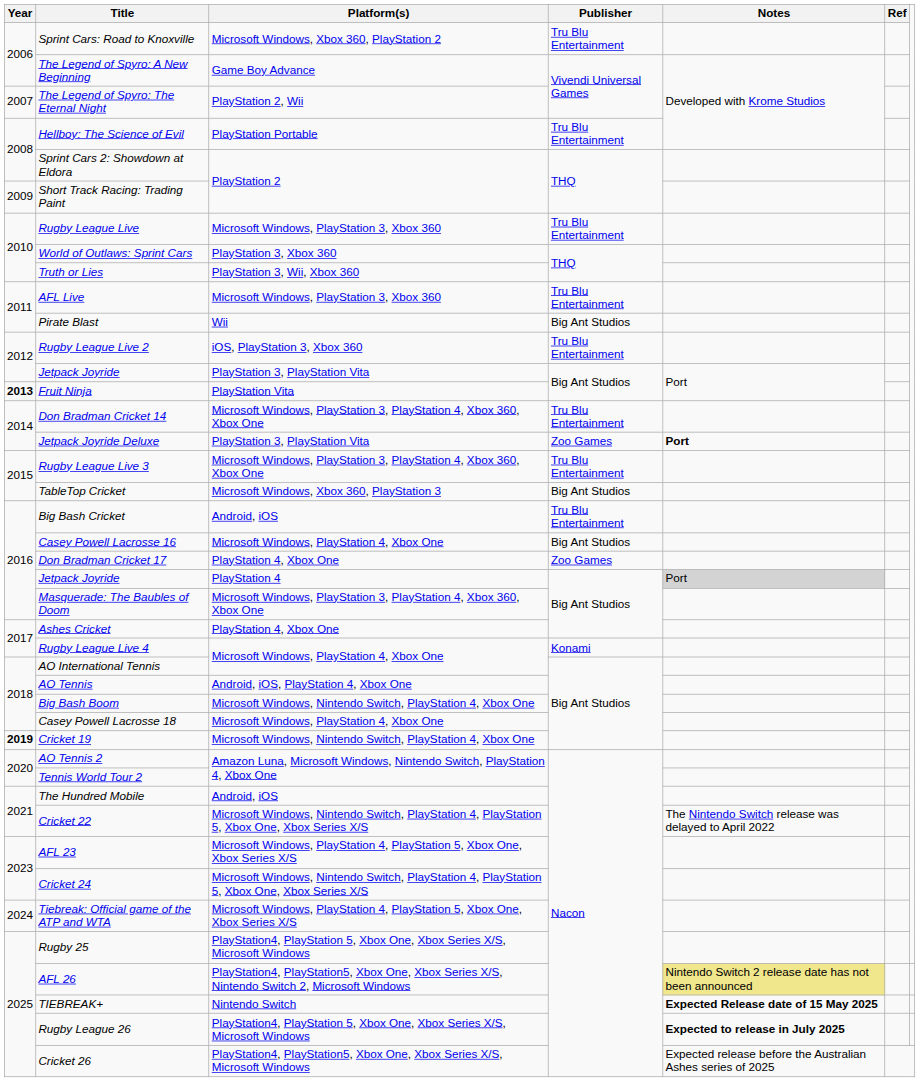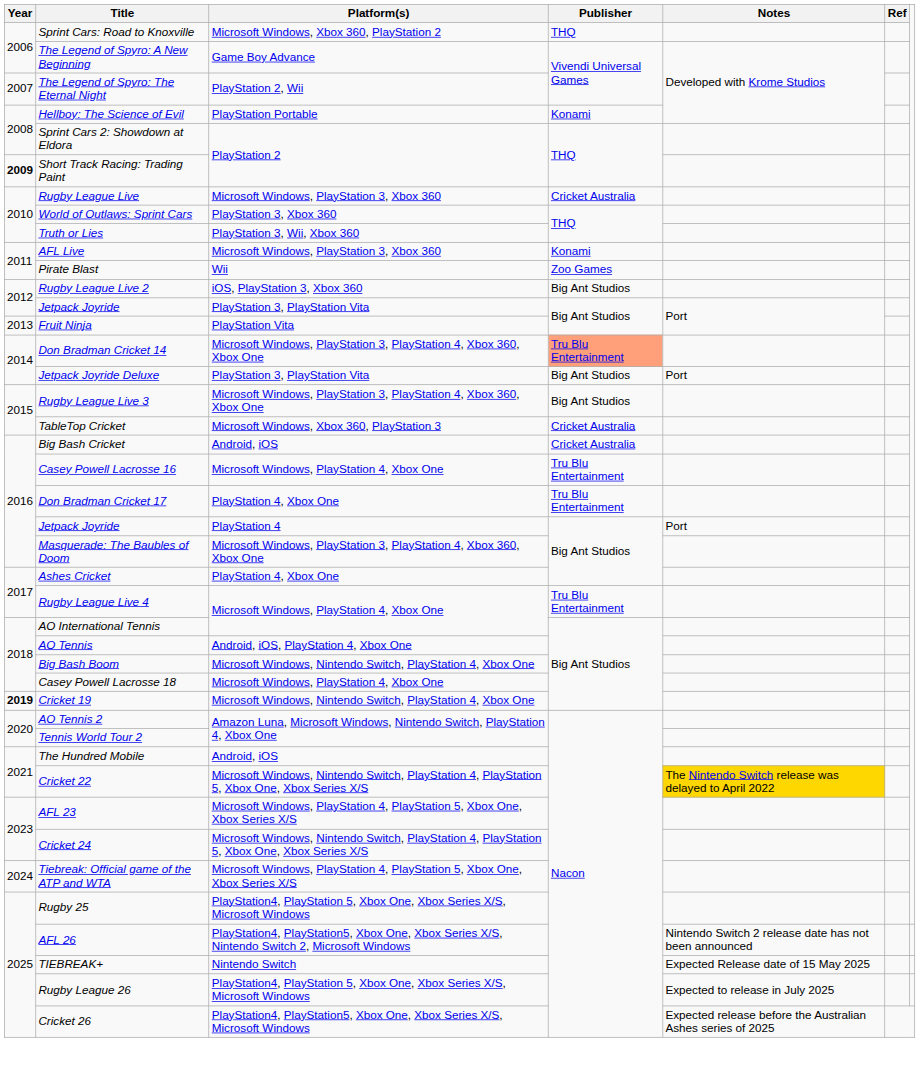(587, 38) Tru Blu Entertainment -> (563, 32) THQ
(587, 133) Tru Blu Entertainment -> (571, 114) Konami
(20, 197) normal -> (20, 170) bold
(587, 228) Tru Blu Entertainment -> (593, 195) Cricket Australia
(587, 297) Tru Blu Entertainment -> (571, 251) Konami
(591, 322) Big Ant Studios -> (581, 270) Zoo Games
(587, 347) Tru Blu Entertainment -> (591, 288) Big Ant Studios
(20, 391) bold -> (20, 325) normal
(587, 416) no background -> (587, 350) lightsalmon background
(581, 441) Zoo Games -> (591, 375) Big Ant Studios
(677, 441) bold -> (676, 375) normal
(587, 466) Tru Blu Entertainment -> (591, 400) Big Ant Studios
(591, 491) Big Ant Studios -> (593, 426) Cricket Australia
(587, 516) Tru Blu Entertainment -> (593, 444) Cricket Australia
(591, 541) Big Ant Studios -> (587, 469) Tru Blu Entertainment
(581, 560) Zoo Games -> (587, 501) Tru Blu Entertainment
(676, 578) lightgrey background -> (676, 526) no background
(571, 647) Konami -> (587, 601) Tru Blu Entertainment
(752, 820) no background -> (752, 781) gold background
(767, 979) khaki background -> (767, 939) no background
(772, 1004) bold -> (768, 964) normal
(755, 1029) bold -> (750, 990) normal
